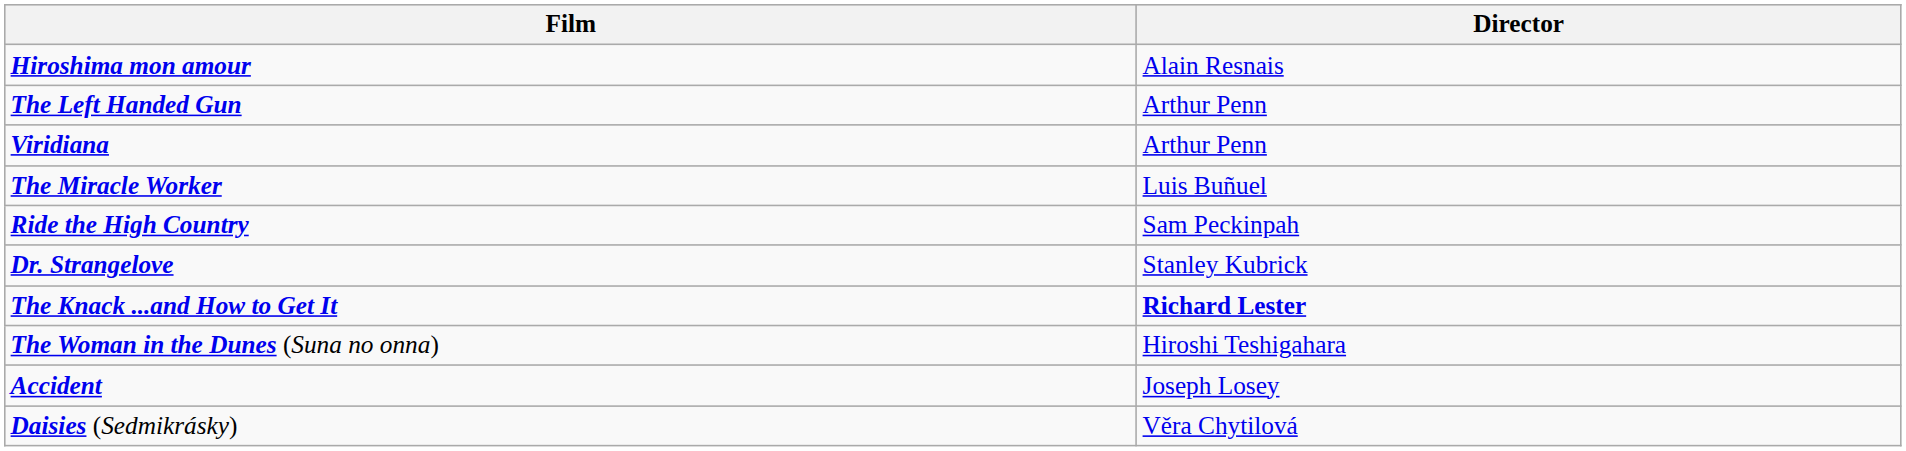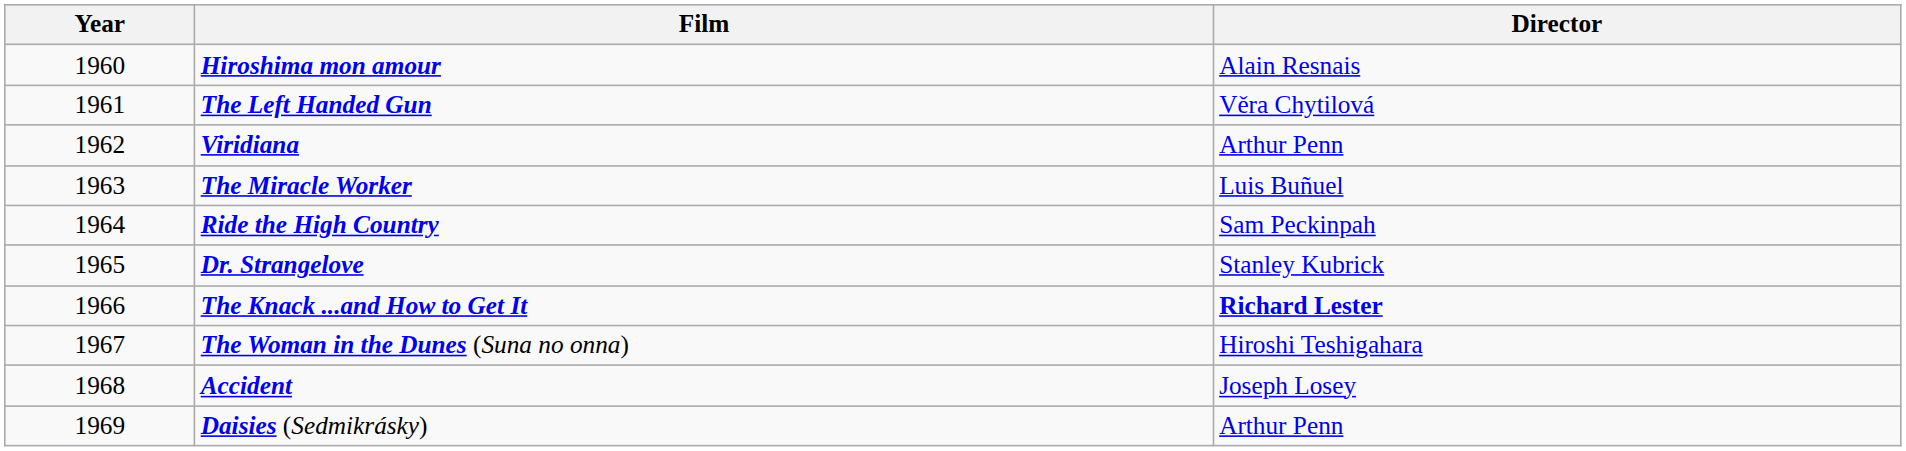+ column: (100, 24)
(1205, 104) Arthur Penn -> (1297, 104) Věra Chytilová
(1220, 425) Věra Chytilová -> (1281, 425) Arthur Penn
